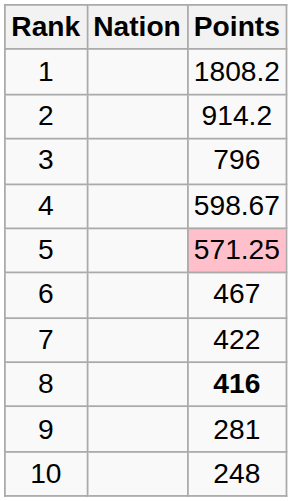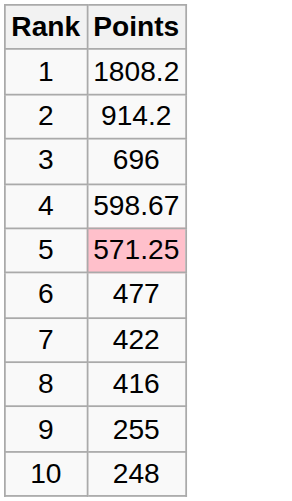- column: (137, 26)
(237, 160) 796 -> (136, 160) 696
(237, 294) 467 -> (136, 294) 477
(237, 384) bold -> (136, 384) normal
(237, 428) 281 -> (136, 428) 255
